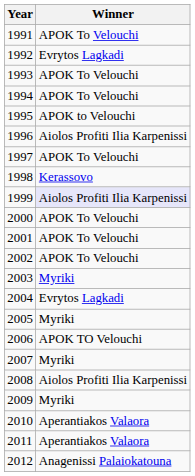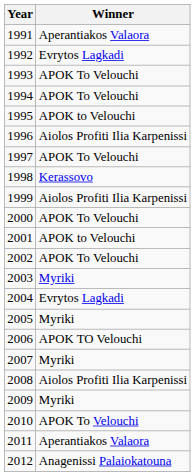(89, 34) APOK To Velouchi -> (94, 34) Aperantiakos Valaora
(113, 197) lavender background -> (113, 197) no background
(89, 237) APOK To Velouchi -> (87, 237) APOK to Velouchi
(94, 420) Aperantiakos Valaora -> (89, 420) APOK To Velouchi
